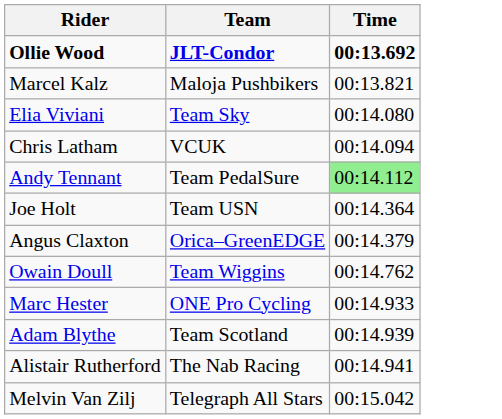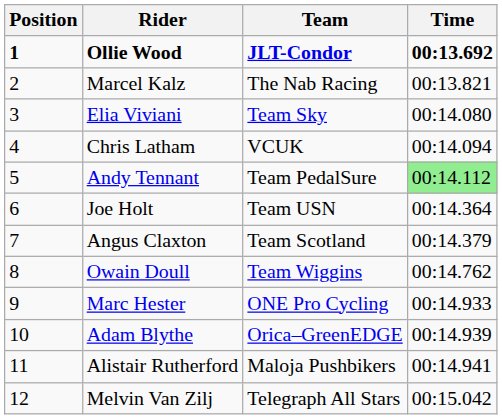+ column: (43, 20)
(244, 83) Maloja Pushbikers -> (312, 83) The Nab Racing
(248, 240) Orica–GreenEDGE -> (306, 240) Team Scotland
(229, 334) Team Scotland -> (325, 334) Orica–GreenEDGE
(235, 366) The Nab Racing -> (321, 366) Maloja Pushbikers
